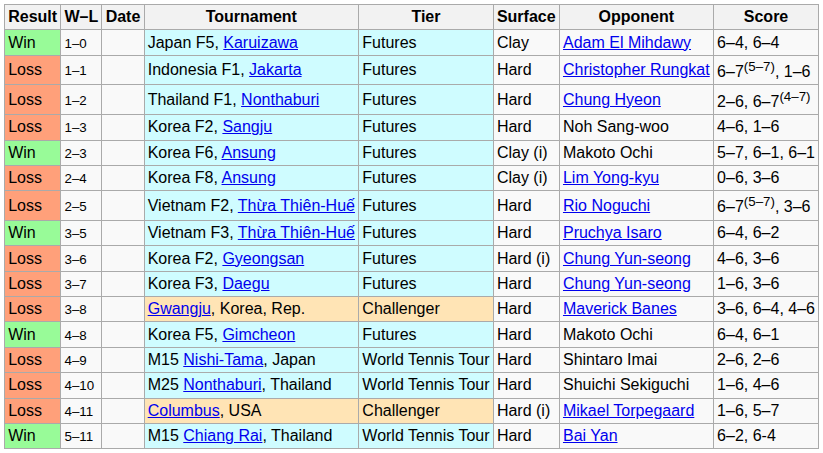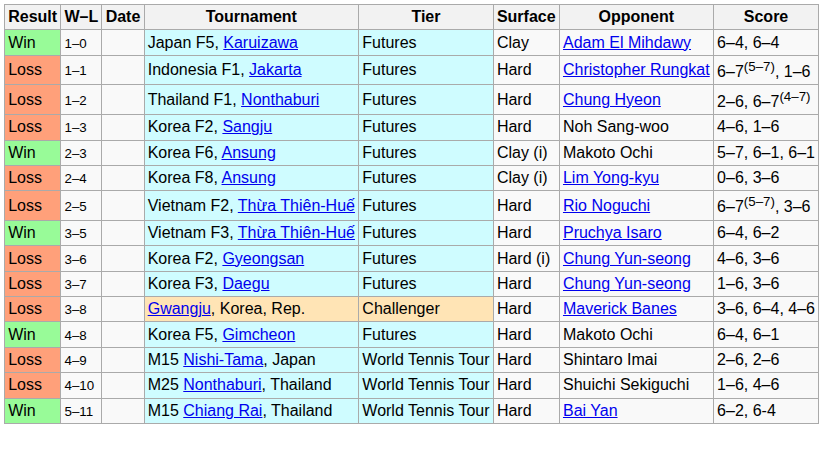- row: (205, 410)
